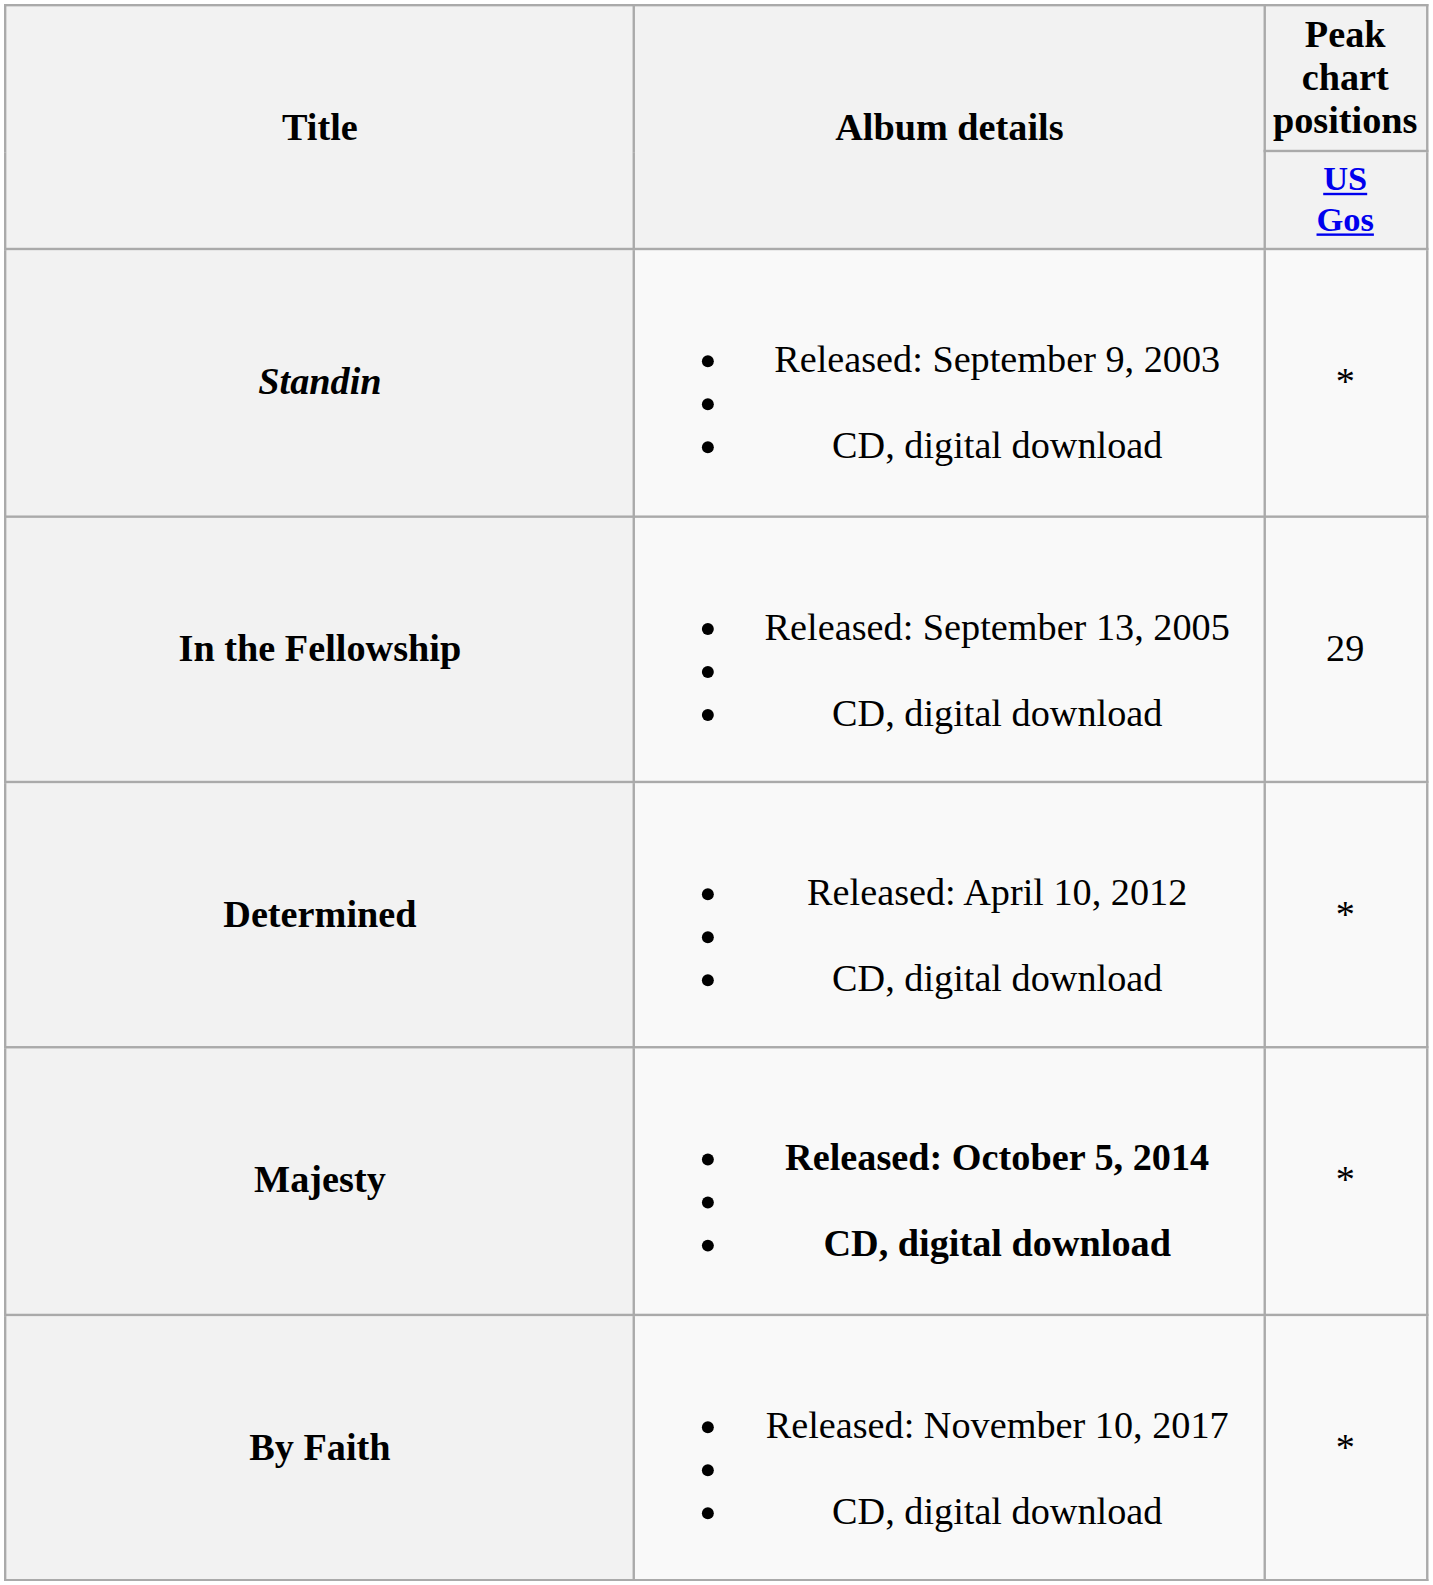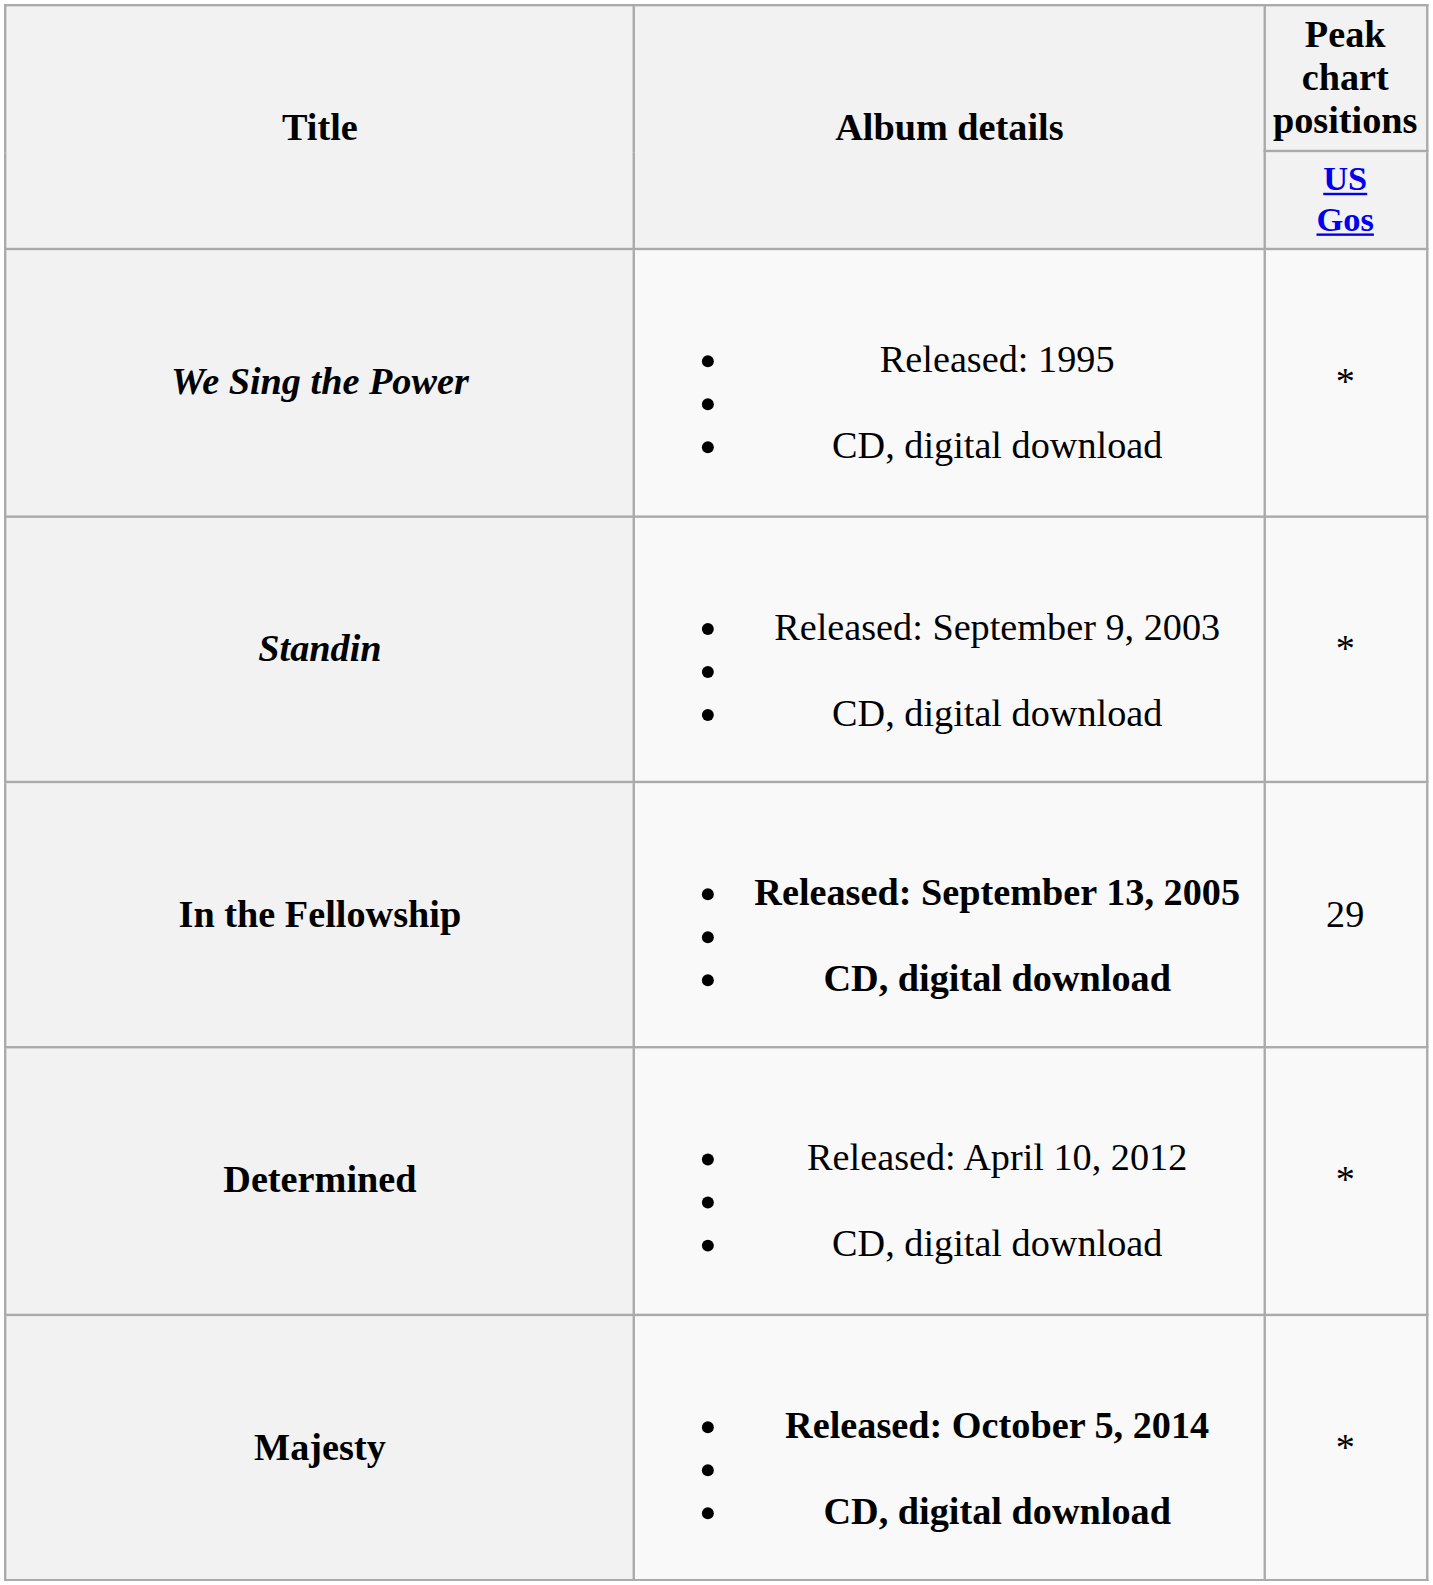+ row: (320, 381)
(949, 670) normal -> (949, 936) bold
- row: (320, 1446)
